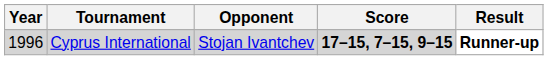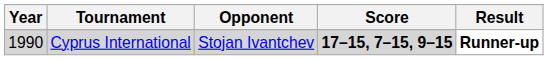(26, 42) 1996 -> (26, 42) 1990
